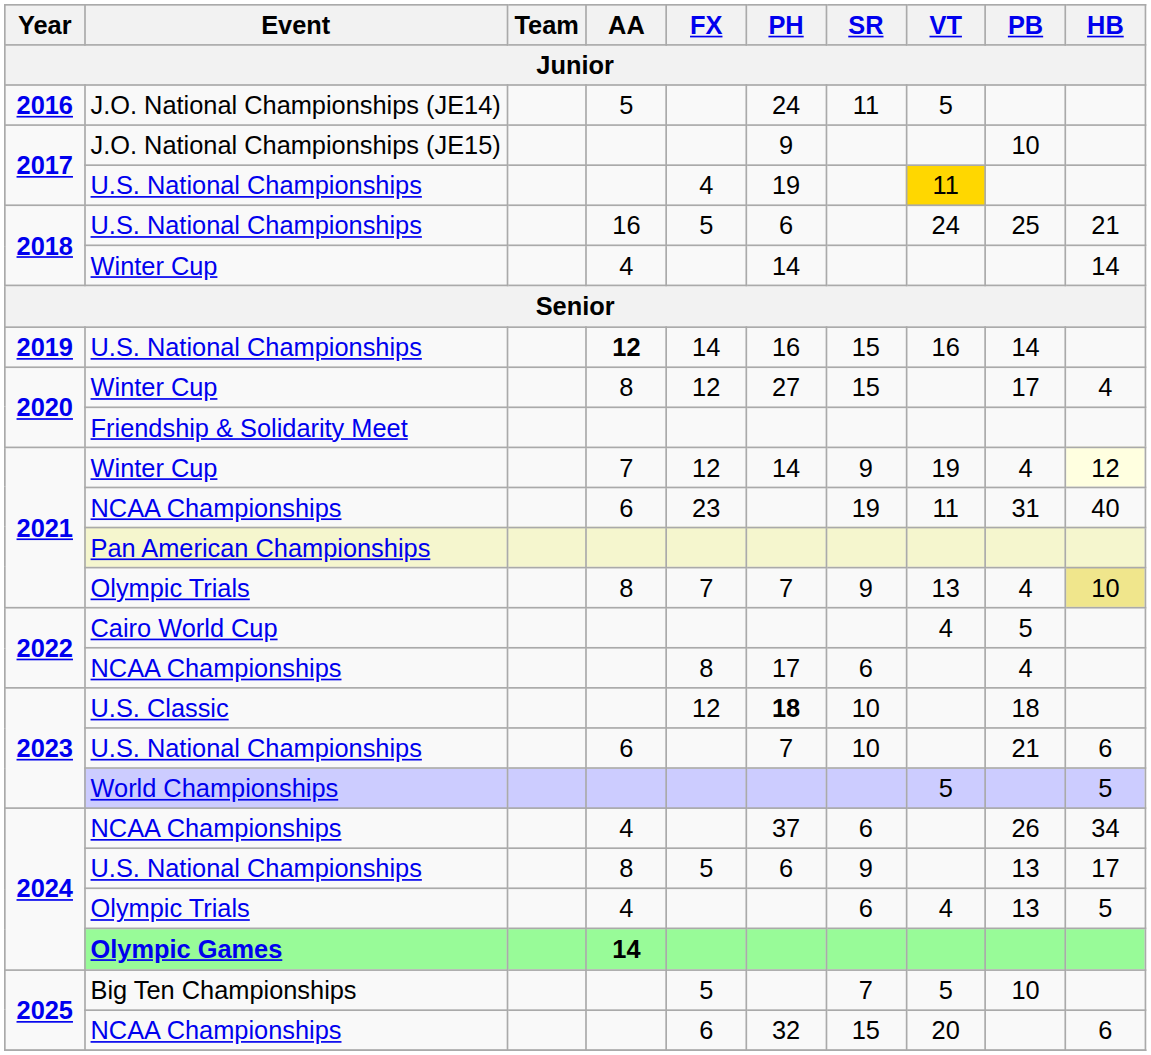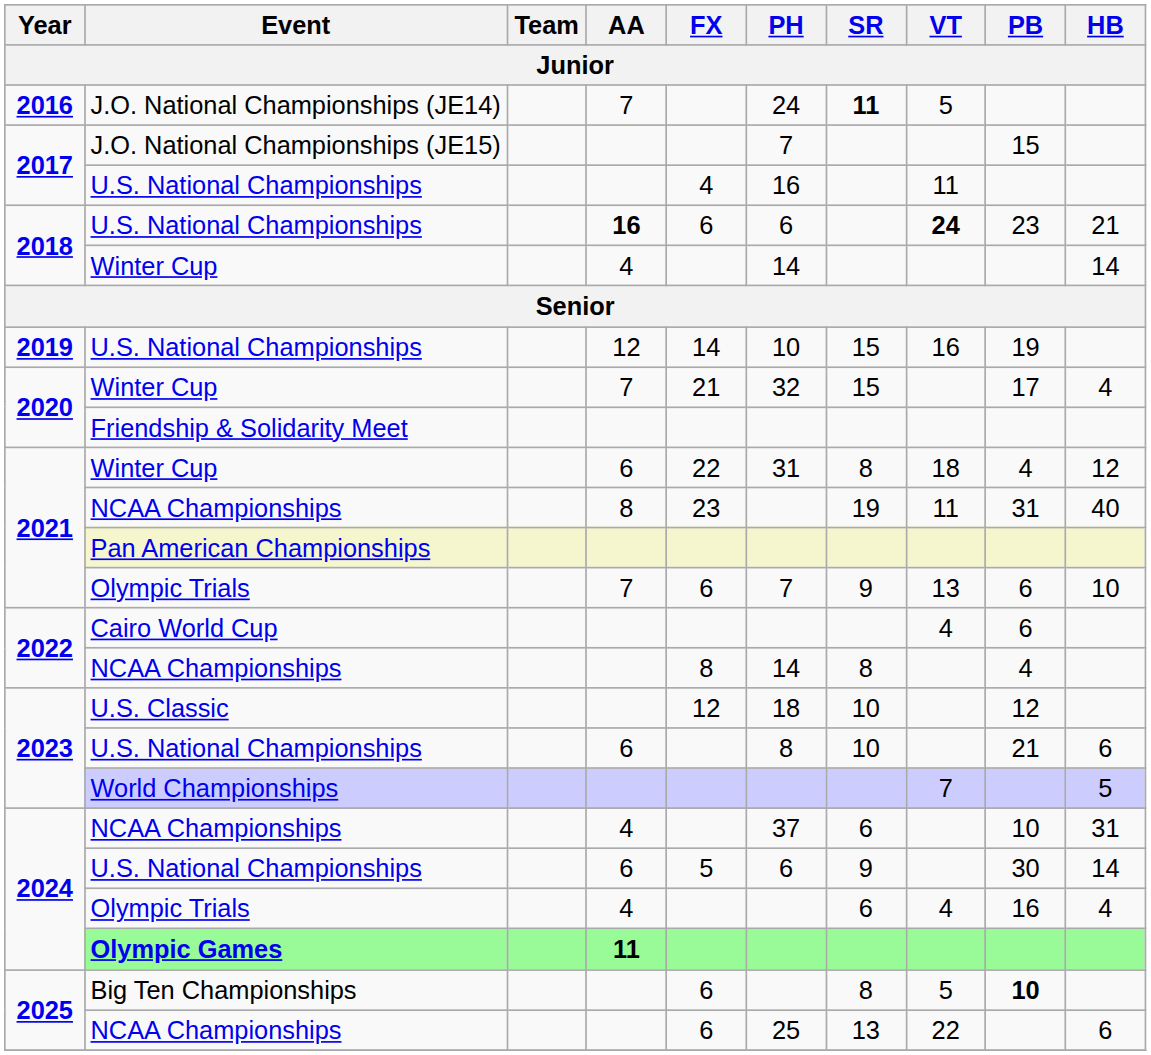(626, 105) 5 -> (626, 105) 7
(866, 105) normal -> (866, 105) bold
(786, 146) 9 -> (786, 146) 7
(1026, 146) 10 -> (1026, 146) 15
(786, 186) 19 -> (786, 186) 16
(946, 186) gold background -> (946, 186) no background
(626, 226) normal -> (626, 226) bold
(706, 226) 5 -> (706, 226) 6
(946, 226) normal -> (946, 226) bold
(1026, 226) 25 -> (1026, 226) 23
(626, 347) bold -> (626, 347) normal
(786, 347) 16 -> (786, 347) 10
(1026, 347) 14 -> (1026, 347) 19
(626, 387) 8 -> (626, 387) 7
(706, 387) 12 -> (706, 387) 21
(786, 387) 27 -> (786, 387) 32
(626, 467) 7 -> (626, 467) 6
(706, 467) 12 -> (706, 467) 22
(786, 467) 14 -> (786, 467) 31
(866, 467) 9 -> (866, 467) 8
(946, 467) 19 -> (946, 467) 18
(1105, 467) lightyellow background -> (1105, 467) no background
(626, 507) 6 -> (626, 507) 8
(626, 588) 8 -> (626, 588) 7
(706, 588) 7 -> (706, 588) 6
(1026, 588) 4 -> (1026, 588) 6
(1105, 588) khaki background -> (1105, 588) no background
(1026, 628) 5 -> (1026, 628) 6
(786, 668) 17 -> (786, 668) 14
(866, 668) 6 -> (866, 668) 8
(786, 708) bold -> (786, 708) normal
(1026, 708) 18 -> (1026, 708) 12
(786, 748) 7 -> (786, 748) 8
(946, 789) 5 -> (946, 789) 7
(1026, 829) 26 -> (1026, 829) 10
(1105, 829) 34 -> (1105, 829) 31
(626, 869) 8 -> (626, 869) 6
(1026, 869) 13 -> (1026, 869) 30
(1105, 869) 17 -> (1105, 869) 14
(1026, 909) 13 -> (1026, 909) 16
(1105, 909) 5 -> (1105, 909) 4
(626, 949) 14 -> (626, 949) 11
(706, 990) 5 -> (706, 990) 6
(866, 990) 7 -> (866, 990) 8
(1026, 990) normal -> (1026, 990) bold
(786, 1030) 32 -> (786, 1030) 25
(866, 1030) 15 -> (866, 1030) 13
(946, 1030) 20 -> (946, 1030) 22
